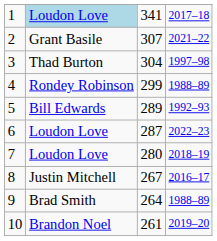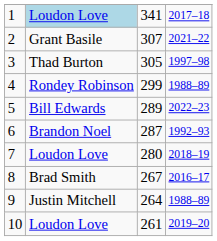(151, 62) 304 -> (151, 62) 305
(189, 108) 1992–93 -> (189, 108) 2022–23
(69, 131) Loudon Love -> (70, 131) Brandon Noel
(189, 131) 2022–23 -> (189, 131) 1992–93
(73, 177) Justin Mitchell -> (62, 177) Brad Smith
(62, 200) Brad Smith -> (73, 200) Justin Mitchell
(70, 223) Brandon Noel -> (69, 223) Loudon Love
